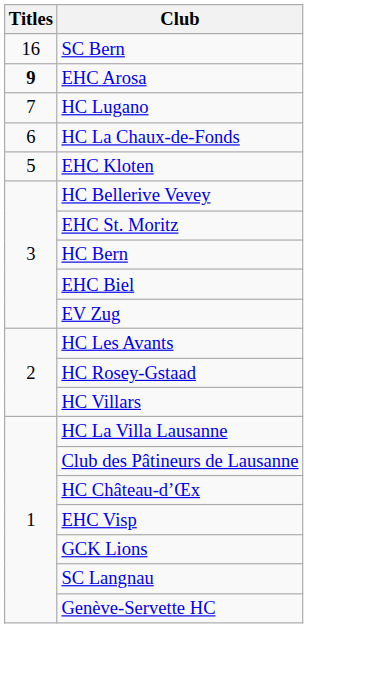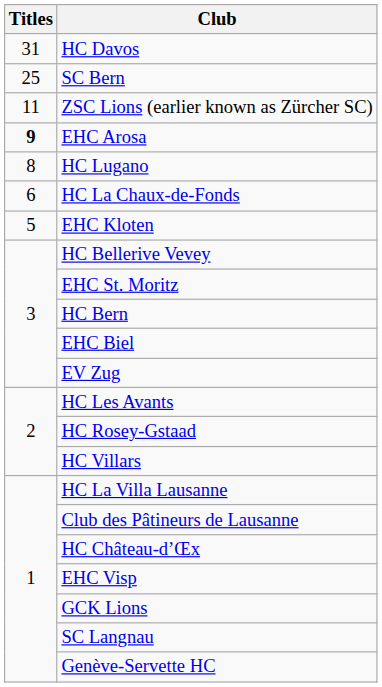+ row: (100, 48)
(31, 48) 16 -> (31, 78) 25
+ row: (217, 107)
(31, 107) 7 -> (31, 166) 8
